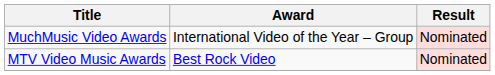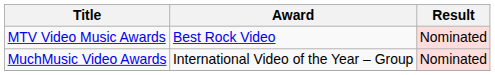rows swapped: (87, 37) <-> (87, 59)
